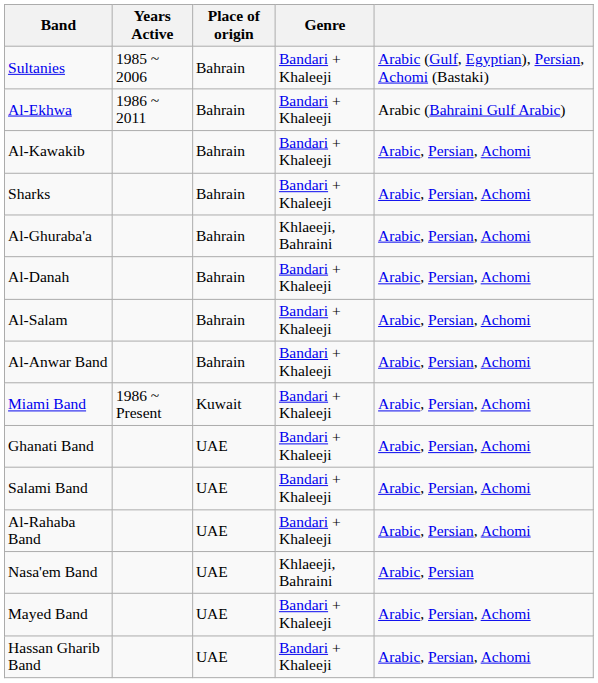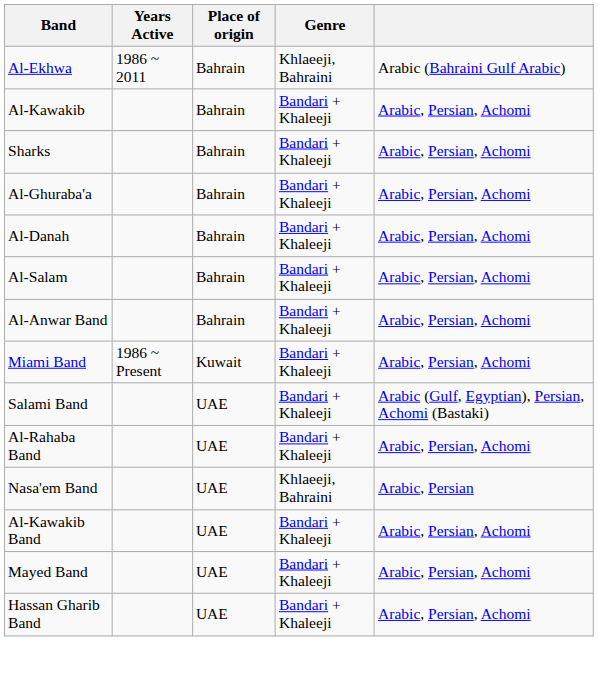- row: (37, 67)
(310, 109) Bandari + Khaleeji -> (307, 67) Khlaeeji, Bahraini
(307, 235) Khlaeeji, Bahraini -> (310, 193) Bandari + Khaleeji
- row: (51, 446)
(454, 488) Arabic, Persian, Achomi -> (481, 404) Arabic (Gulf, Egyptian), Persian, Achomi (Bastaki)
+ row: (46, 530)
